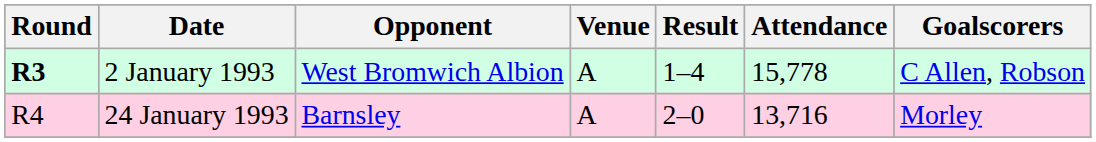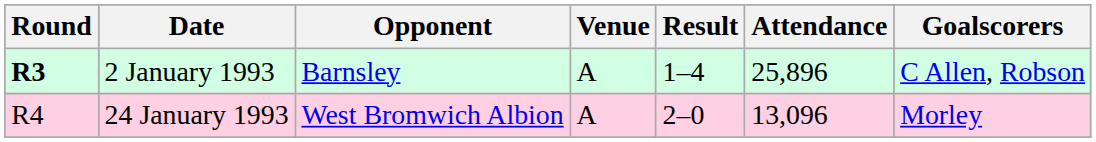(433, 70) West Bromwich Albion -> (351, 70) Barnsley
(790, 70) 15,778 -> (790, 70) 25,896
(351, 114) Barnsley -> (433, 114) West Bromwich Albion
(790, 114) 13,716 -> (790, 114) 13,096
